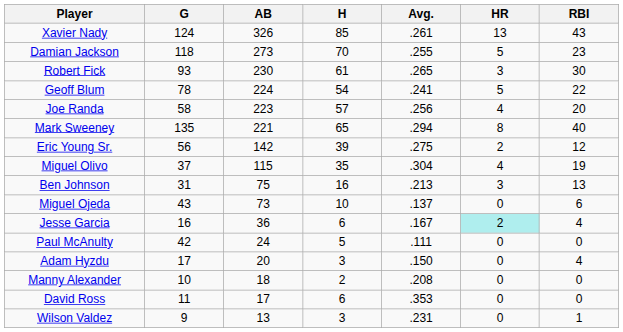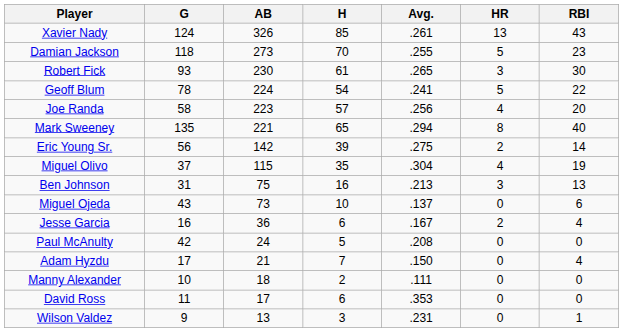(579, 147) 12 -> (579, 147) 14
(500, 223) paleturquoise background -> (500, 223) no background
(421, 242) .111 -> (421, 242) .208
(263, 261) 20 -> (263, 261) 21
(342, 261) 3 -> (342, 261) 7
(421, 280) .208 -> (421, 280) .111
